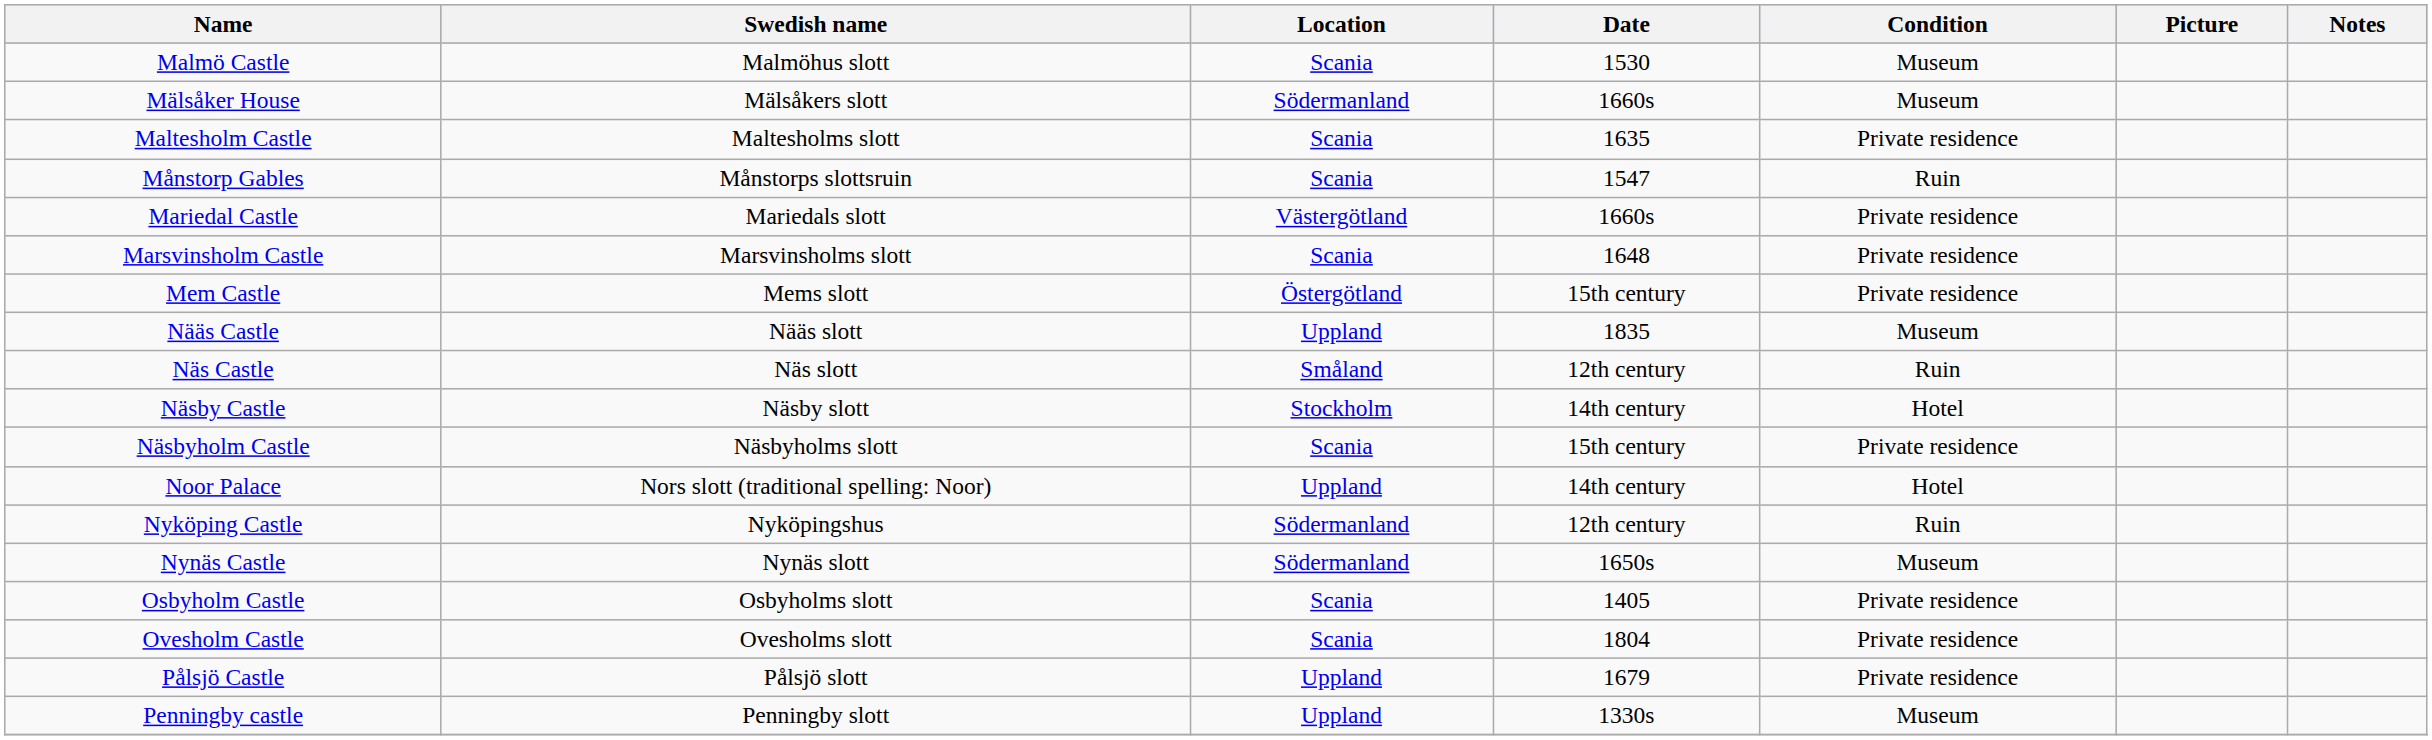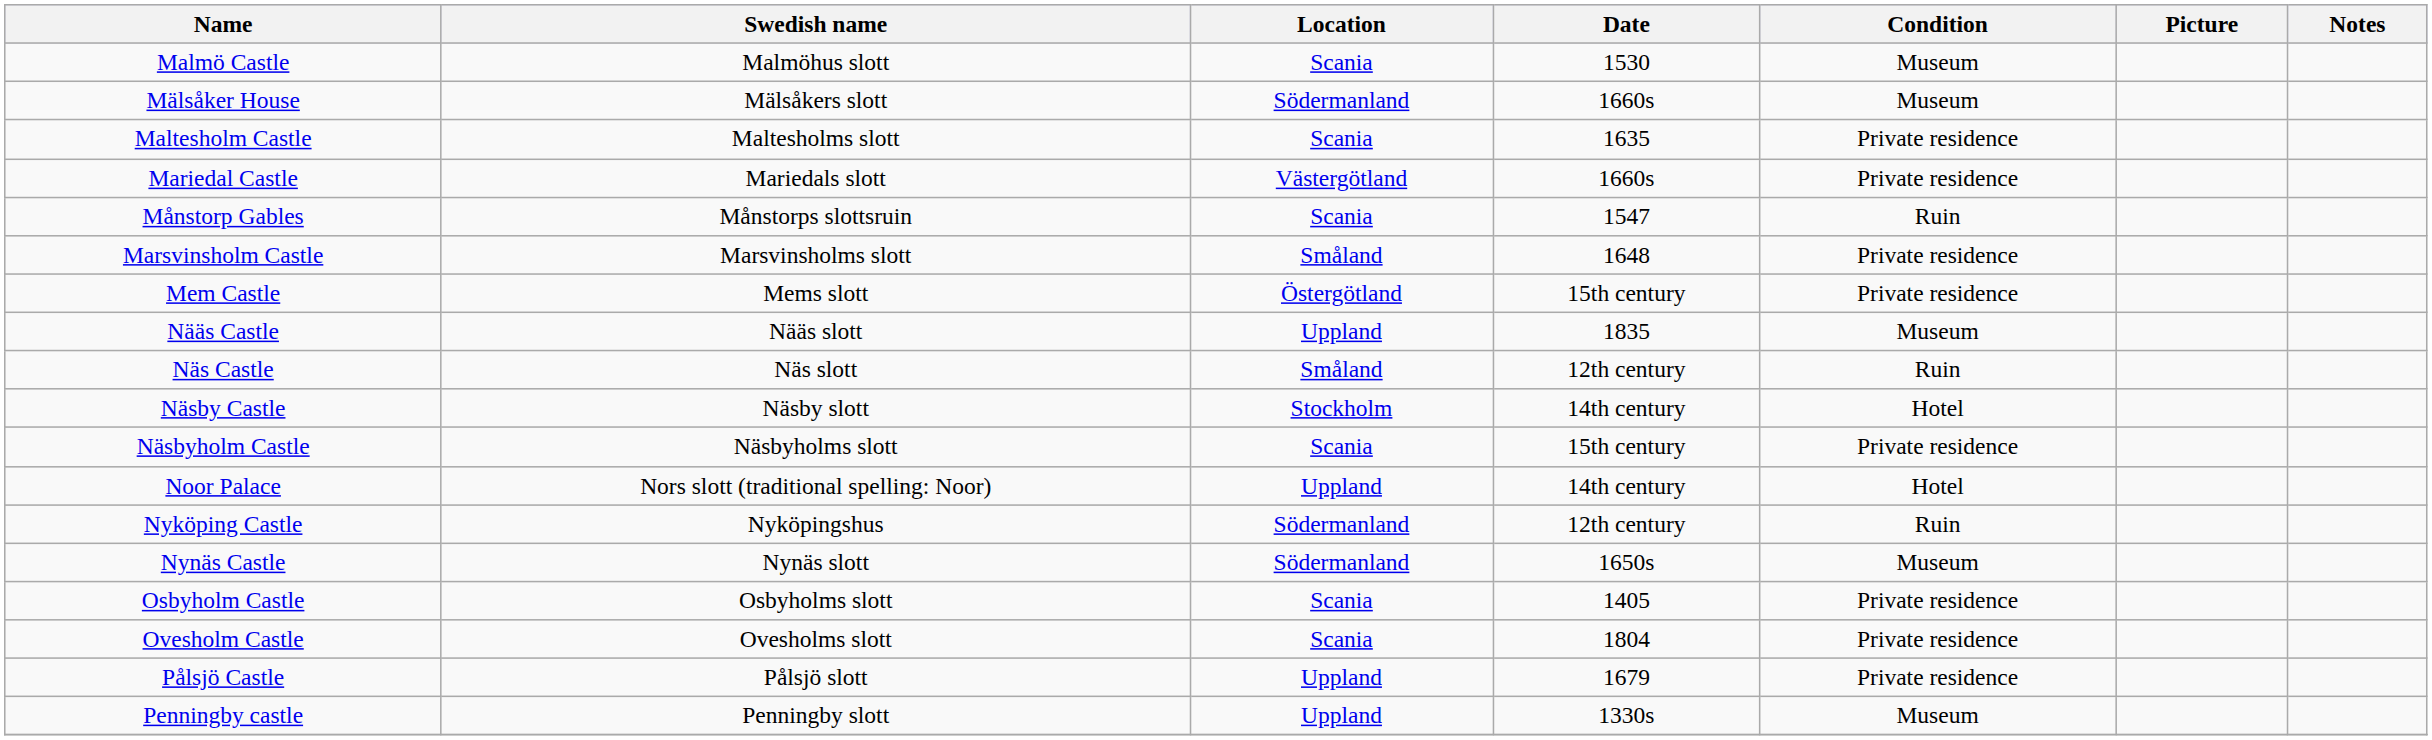rows swapped: (223, 177) <-> (223, 216)
(1341, 254) Scania -> (1341, 254) Småland
